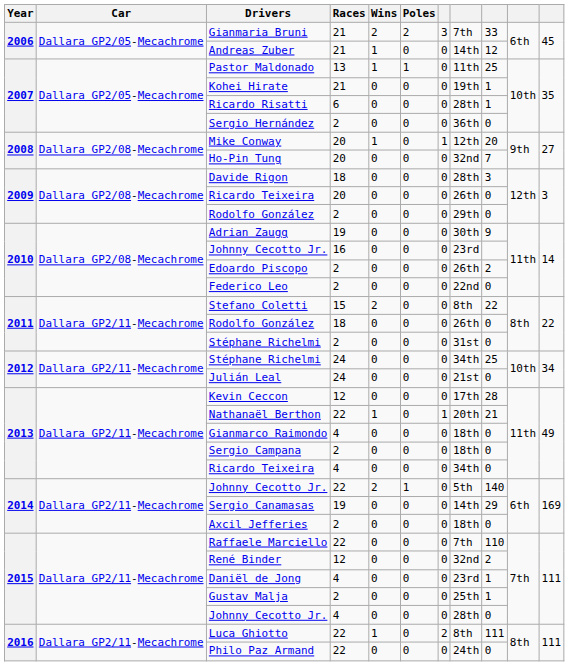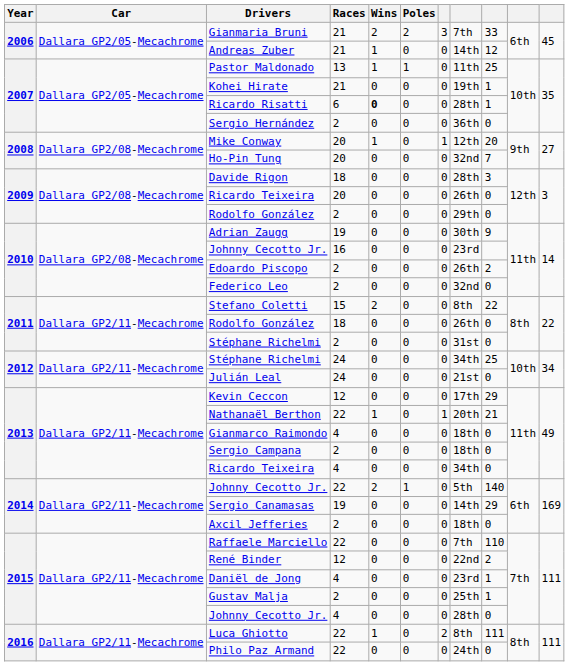(374, 105) normal -> (374, 105) bold
(466, 287) 22nd -> (466, 287) 32nd
(491, 396) 28 -> (491, 396) 29
(466, 560) 32nd -> (466, 560) 22nd
